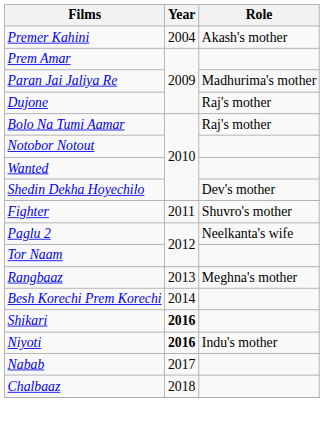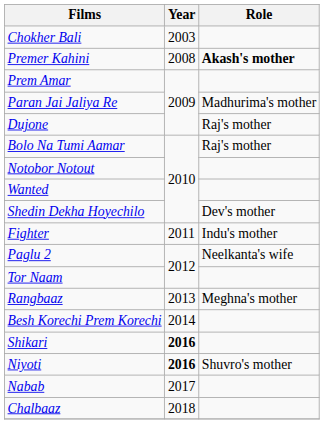+ row: (44, 37)
(182, 37) 2004 -> (182, 59) 2008
(245, 37) normal -> (248, 59) bold
(247, 211) Shuvro's mother -> (240, 233) Indu's mother
(240, 342) Indu's mother -> (247, 364) Shuvro's mother
